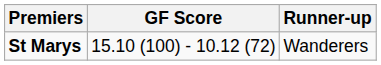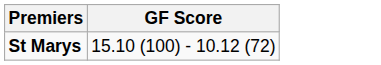- column: (328, 18)
